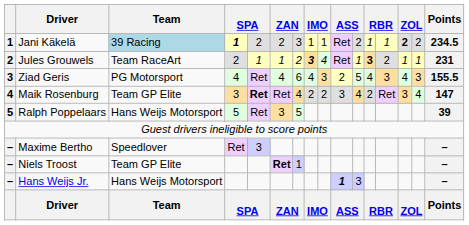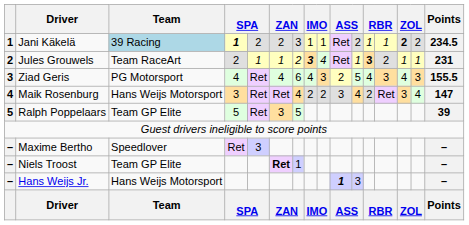(146, 94) Team GP Elite -> (167, 94) Hans Weijs Motorsport
(259, 94) bold -> (258, 94) normal
(167, 112) Hans Weijs Motorsport -> (146, 112) Team GP Elite
